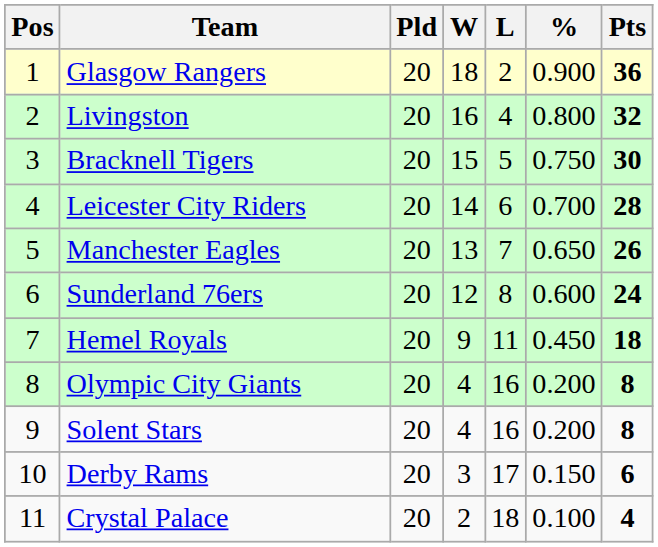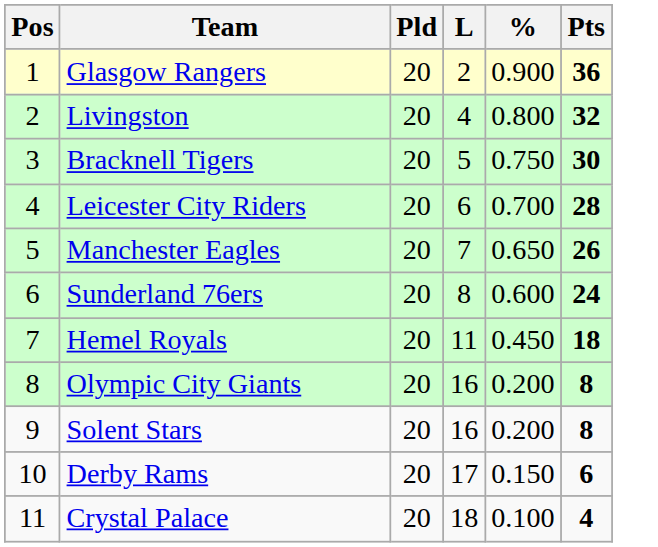- column: (464, 26)
